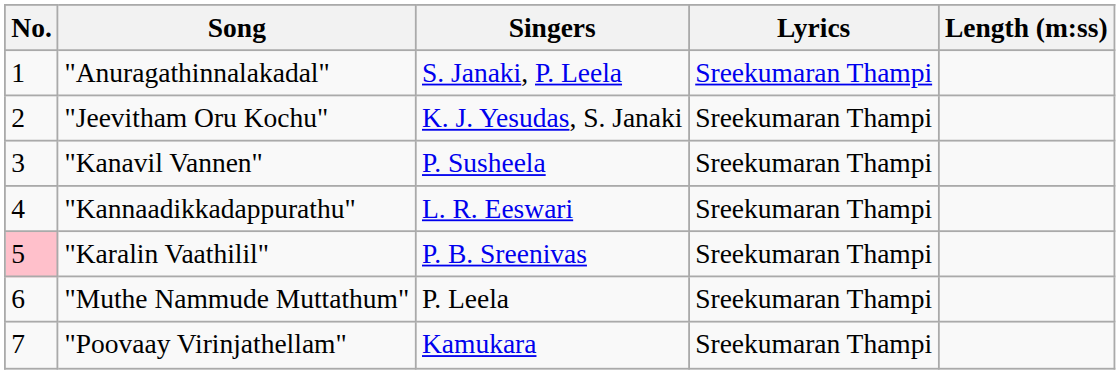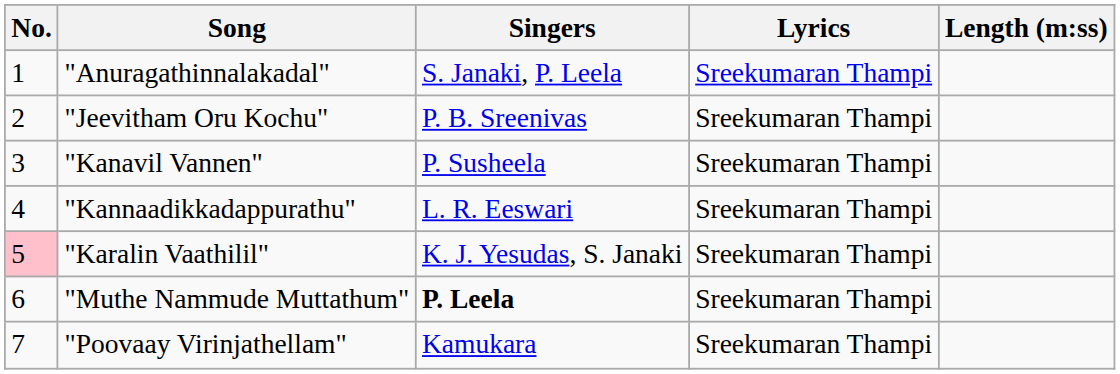(552, 118) K. J. Yesudas, S. Janaki -> (504, 118) P. B. Sreenivas
(504, 254) P. B. Sreenivas -> (552, 254) K. J. Yesudas, S. Janaki
(466, 299) normal -> (468, 299) bold
